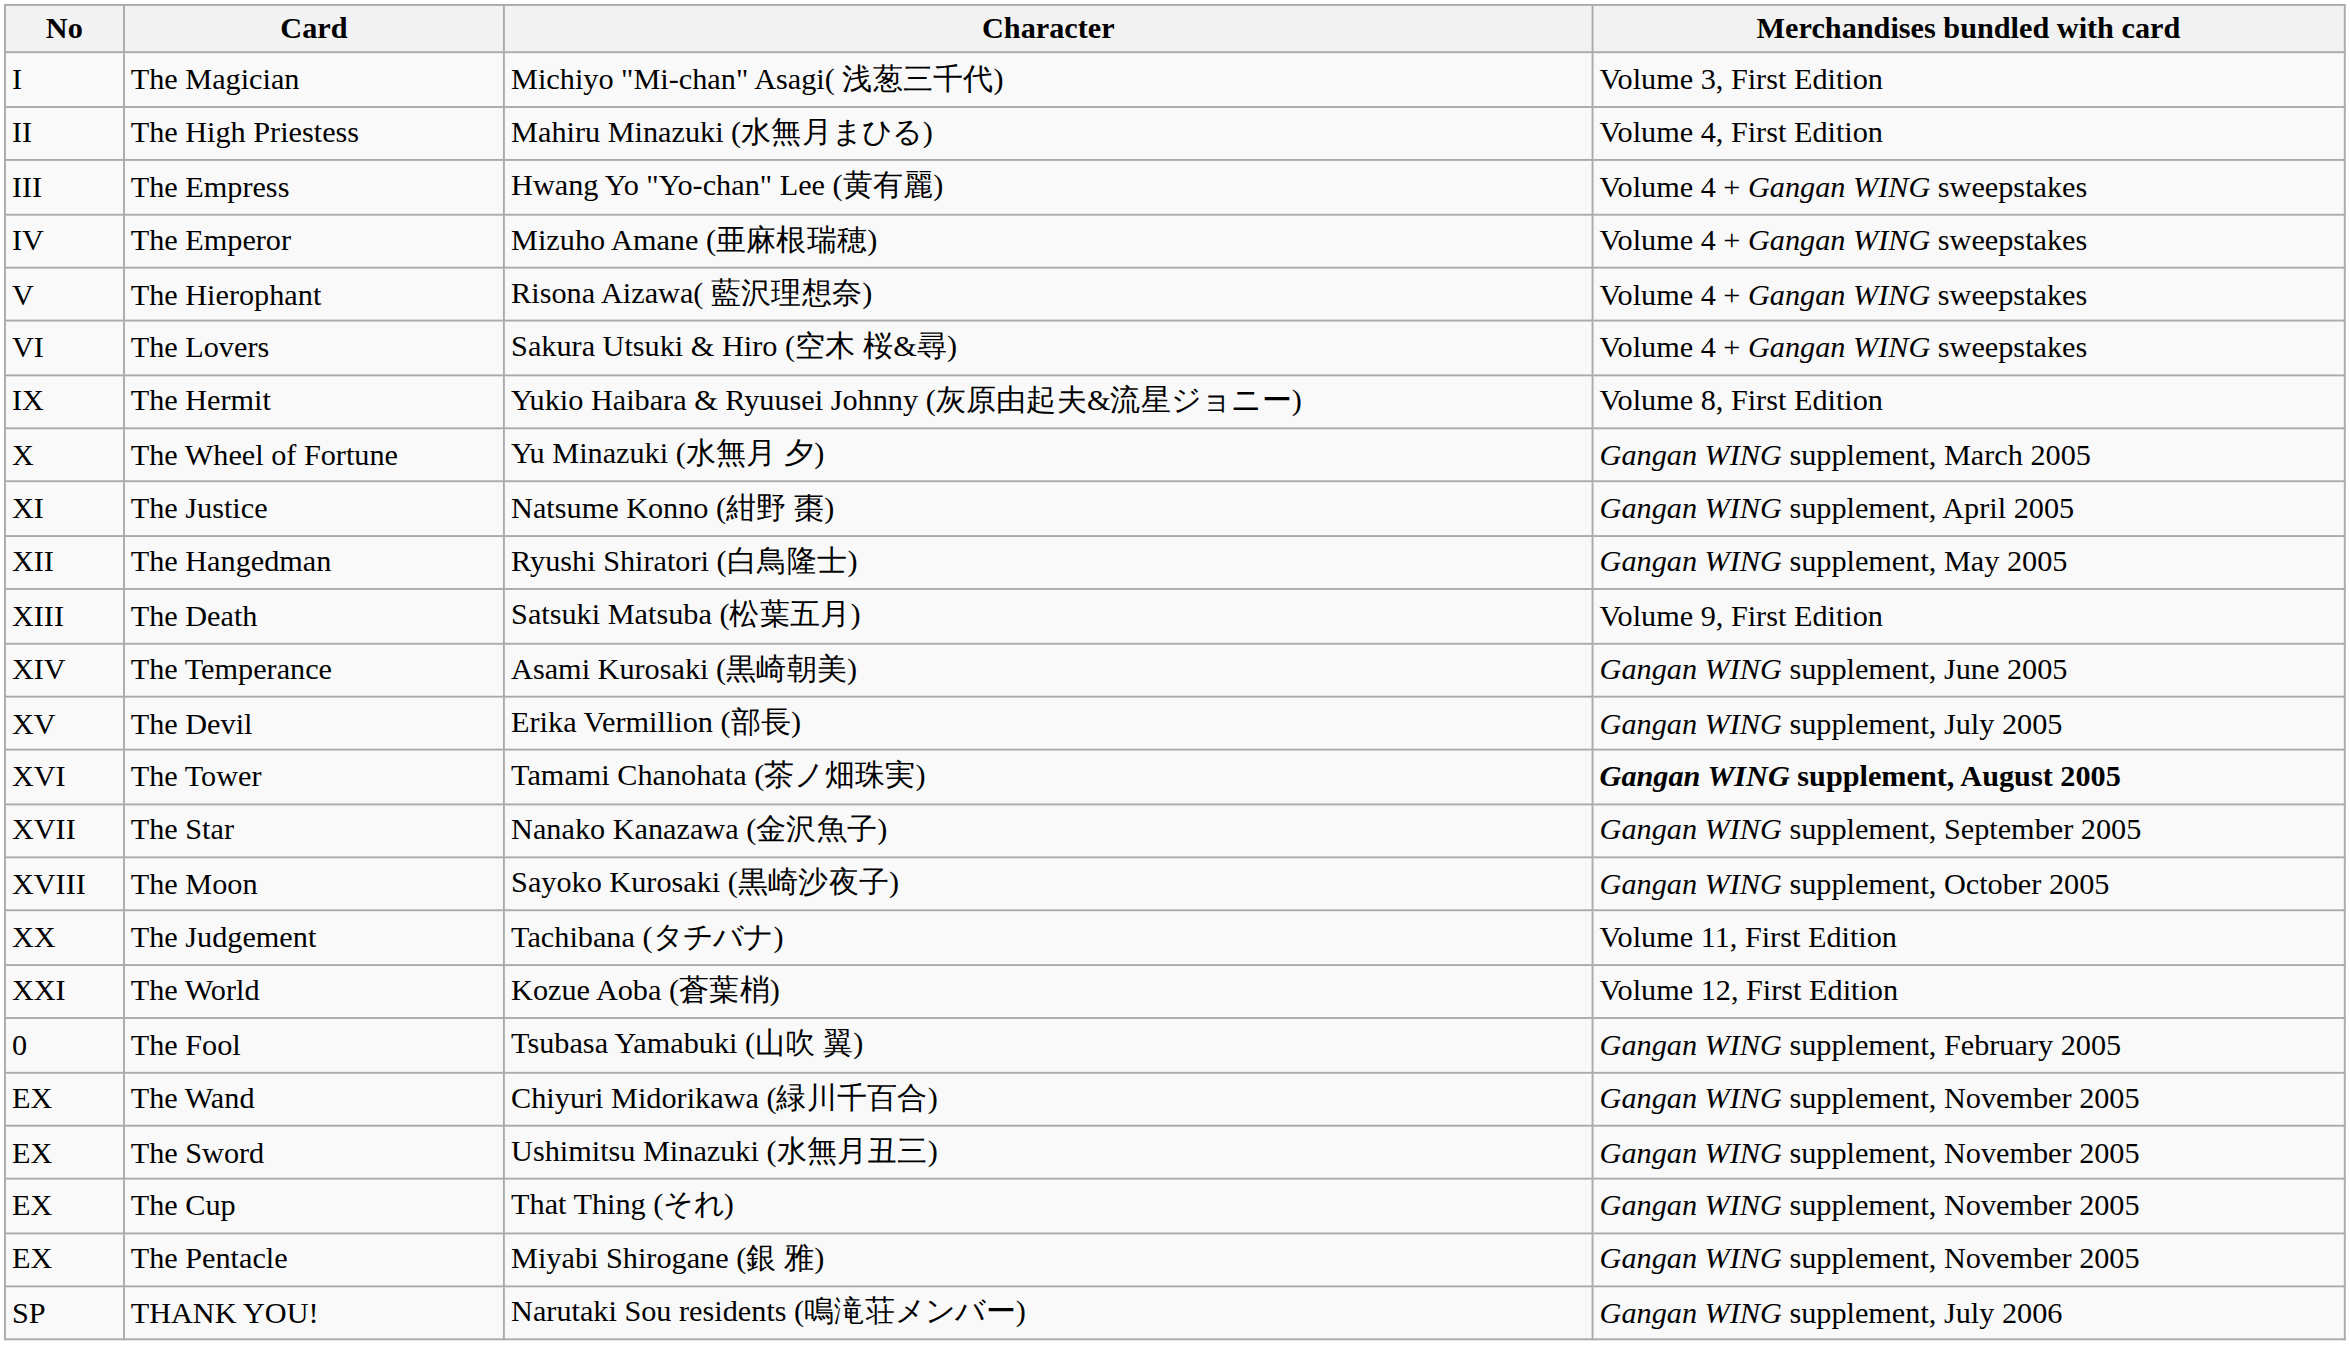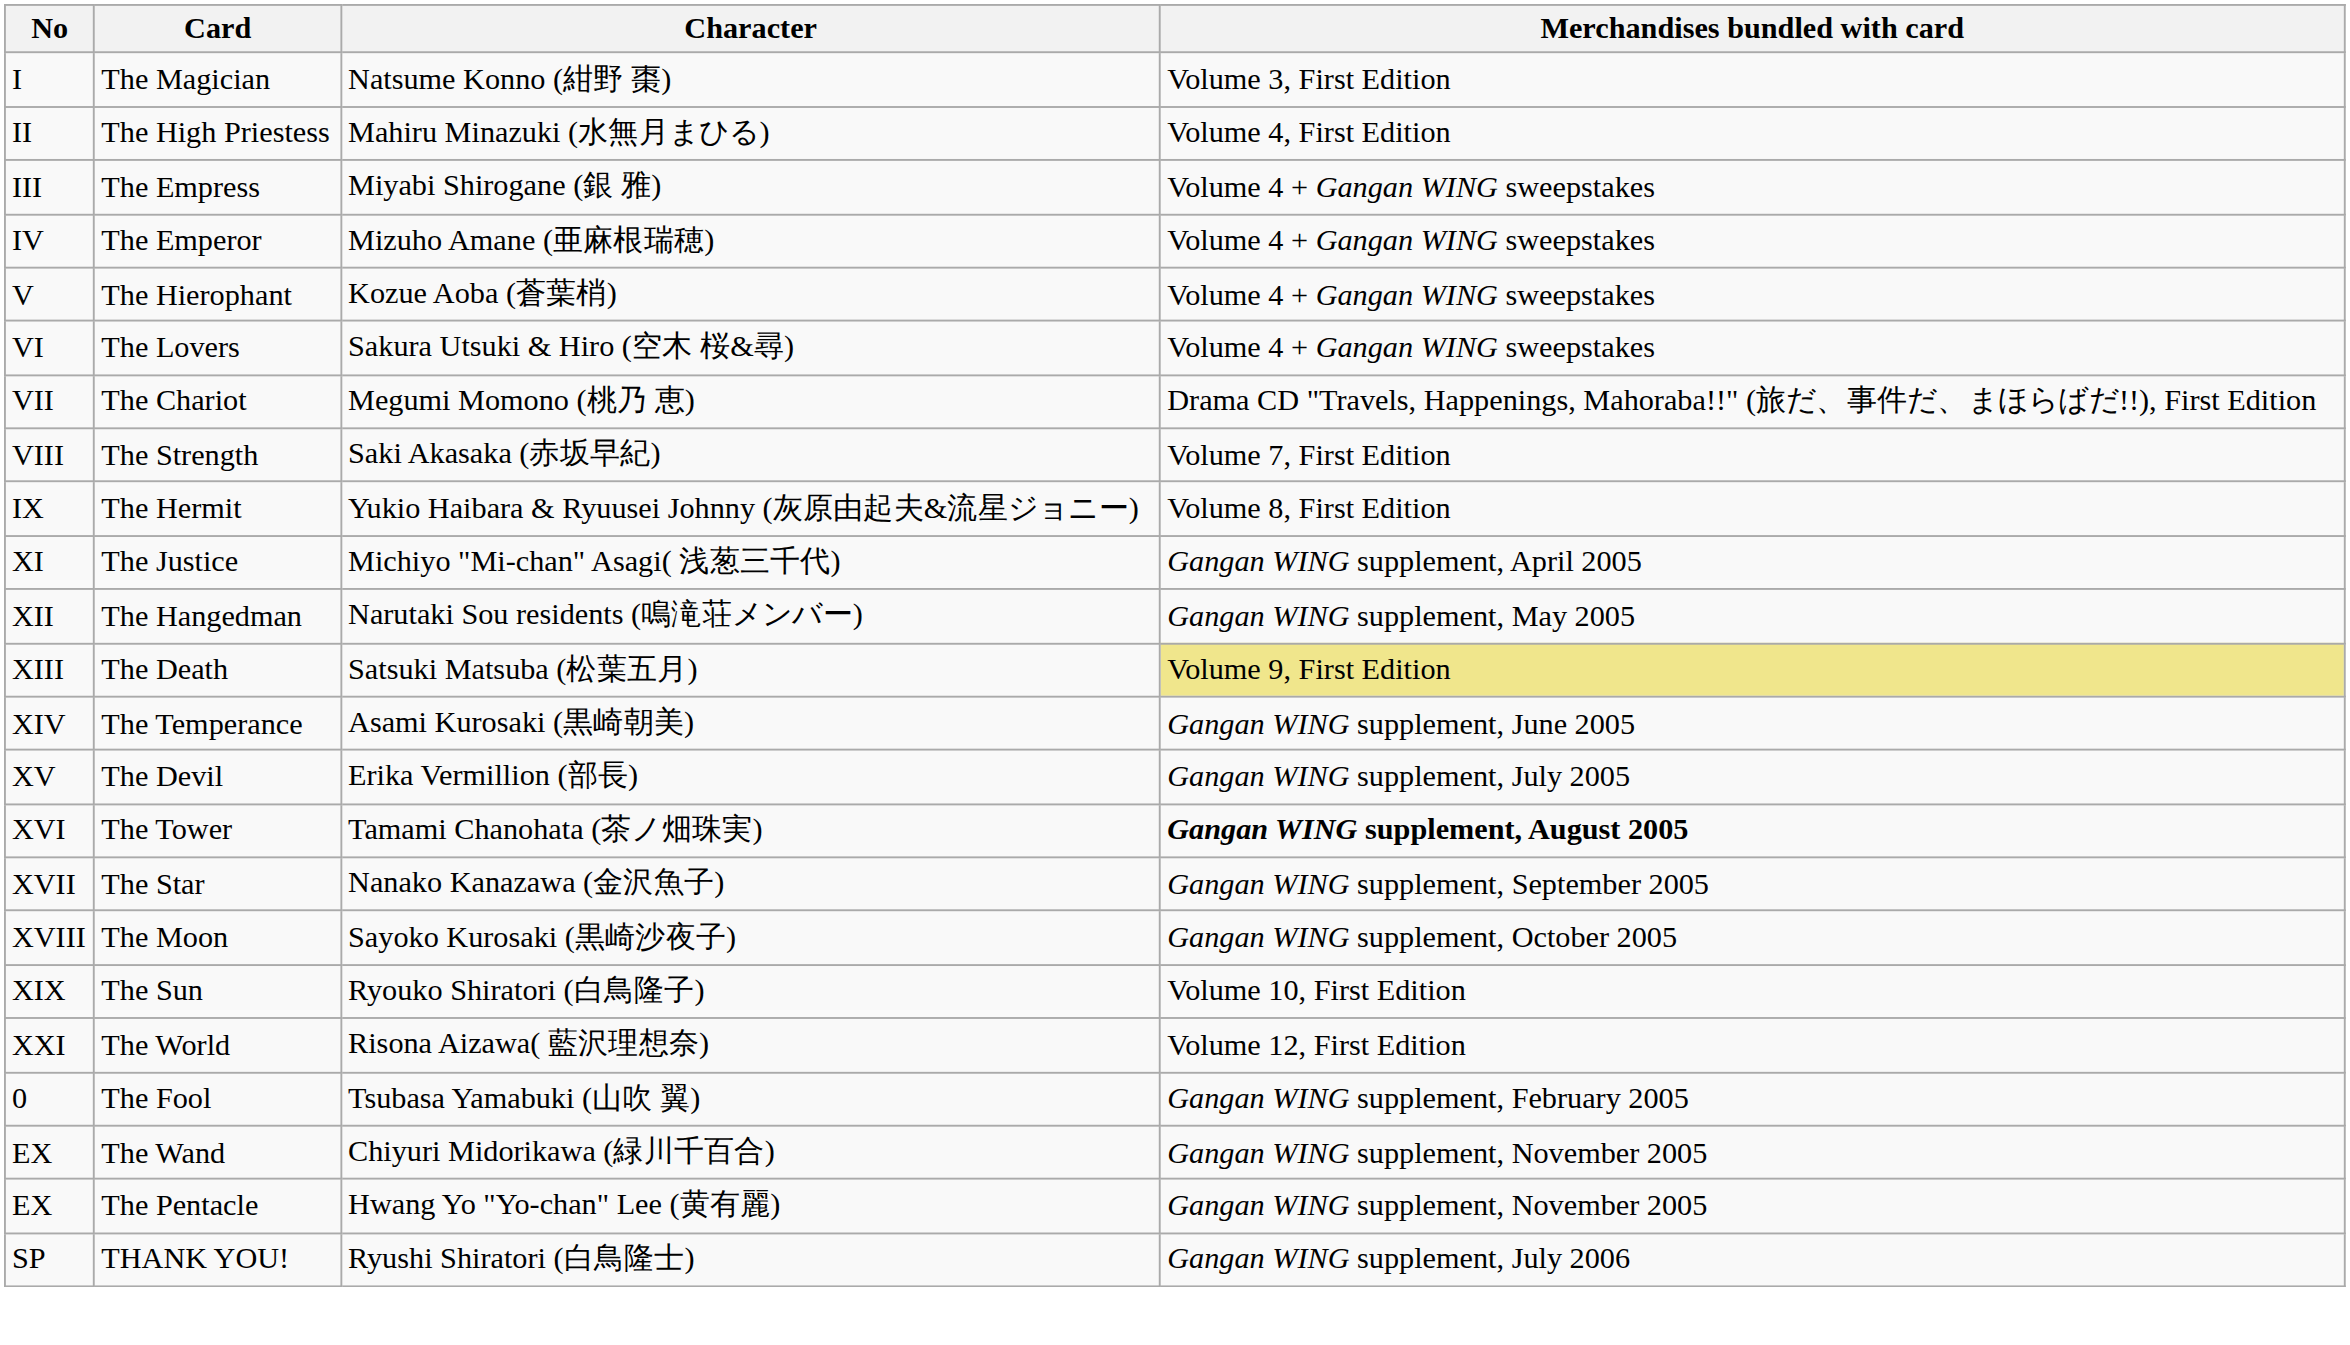(757, 78) Michiyo "Mi-chan" Asagi( 浅葱三千代) -> (510, 78) Natsume Konno (紺野 棗)
(727, 185) Hwang Yo "Yo-chan" Lee (黄有麗) -> (505, 185) Miyabi Shirogane (銀 雅)
(692, 292) Risona Aizawa( 藍沢理想奈) -> (482, 292) Kozue Aoba (蒼葉梢)
+ row: (174, 401)
+ row: (180, 454)
- row: (264, 454)
(673, 507) Natsume Konno (紺野 棗) -> (594, 560) Michiyo "Mi-chan" Asagi( 浅葱三千代)
(684, 560) Ryushi Shiratori (白鳥隆士) -> (605, 614) Narutaki Sou residents (鳴滝荘メンバー)
(1741, 615) no background -> (1309, 669) khaki background
+ row: (152, 990)
- row: (223, 937)
(645, 990) Kozue Aoba (蒼葉梢) -> (529, 1043) Risona Aizawa( 藍沢理想奈)
- row: (197, 1151)
- row: (183, 1205)
(668, 1258) Miyabi Shirogane (銀 雅) -> (564, 1204) Hwang Yo "Yo-chan" Lee (黄有麗)
(769, 1311) Narutaki Sou residents (鳴滝荘メンバー) -> (521, 1258) Ryushi Shiratori (白鳥隆士)
